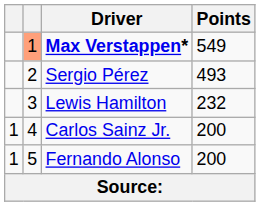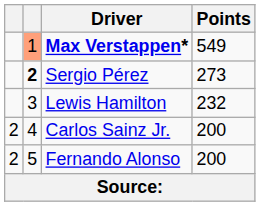(32, 74) normal -> (32, 74) bold
(211, 74) 493 -> (211, 74) 273
(14, 131) 1 -> (14, 131) 2
(14, 159) 1 -> (14, 159) 2
